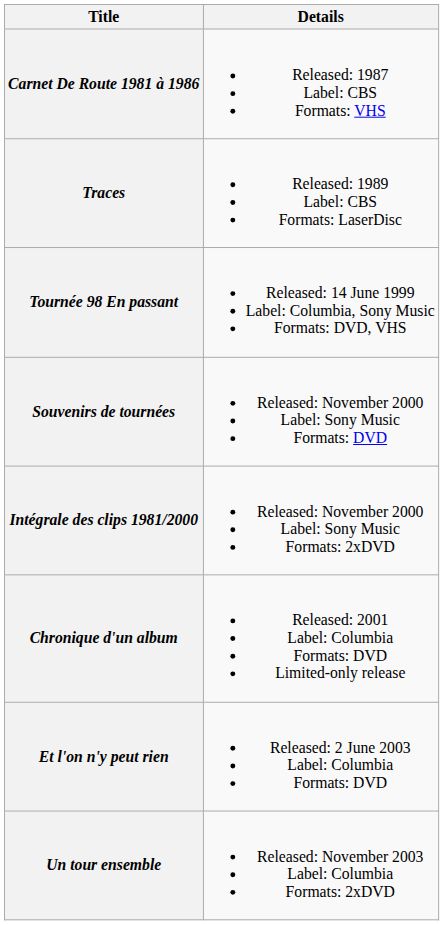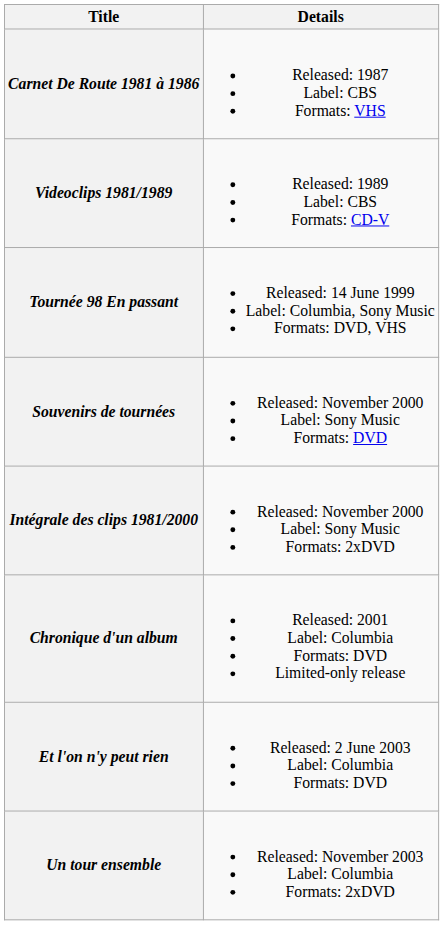- row: (104, 193)
+ row: (104, 193)
